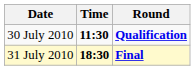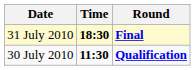rows swapped: (40, 34) <-> (40, 55)
